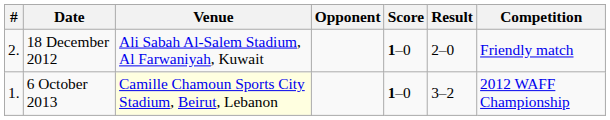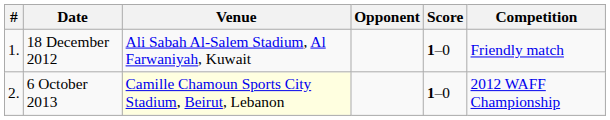- column: (452, 16)
(14, 50) 2. -> (14, 50) 1.
(14, 93) 1. -> (14, 93) 2.
